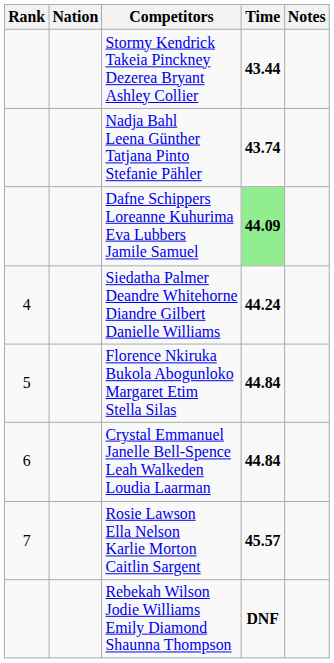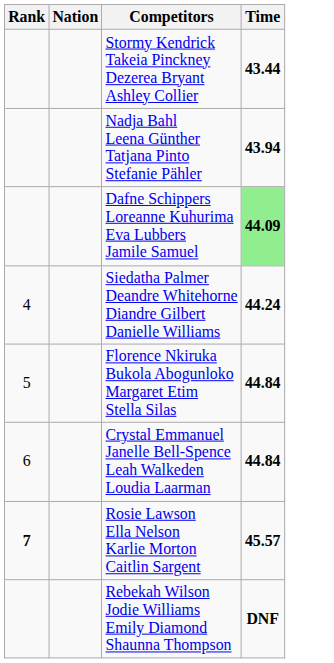- column: (307, 17)
(263, 147) 43.74 -> (263, 147) 43.94
(27, 540) normal -> (27, 540) bold
